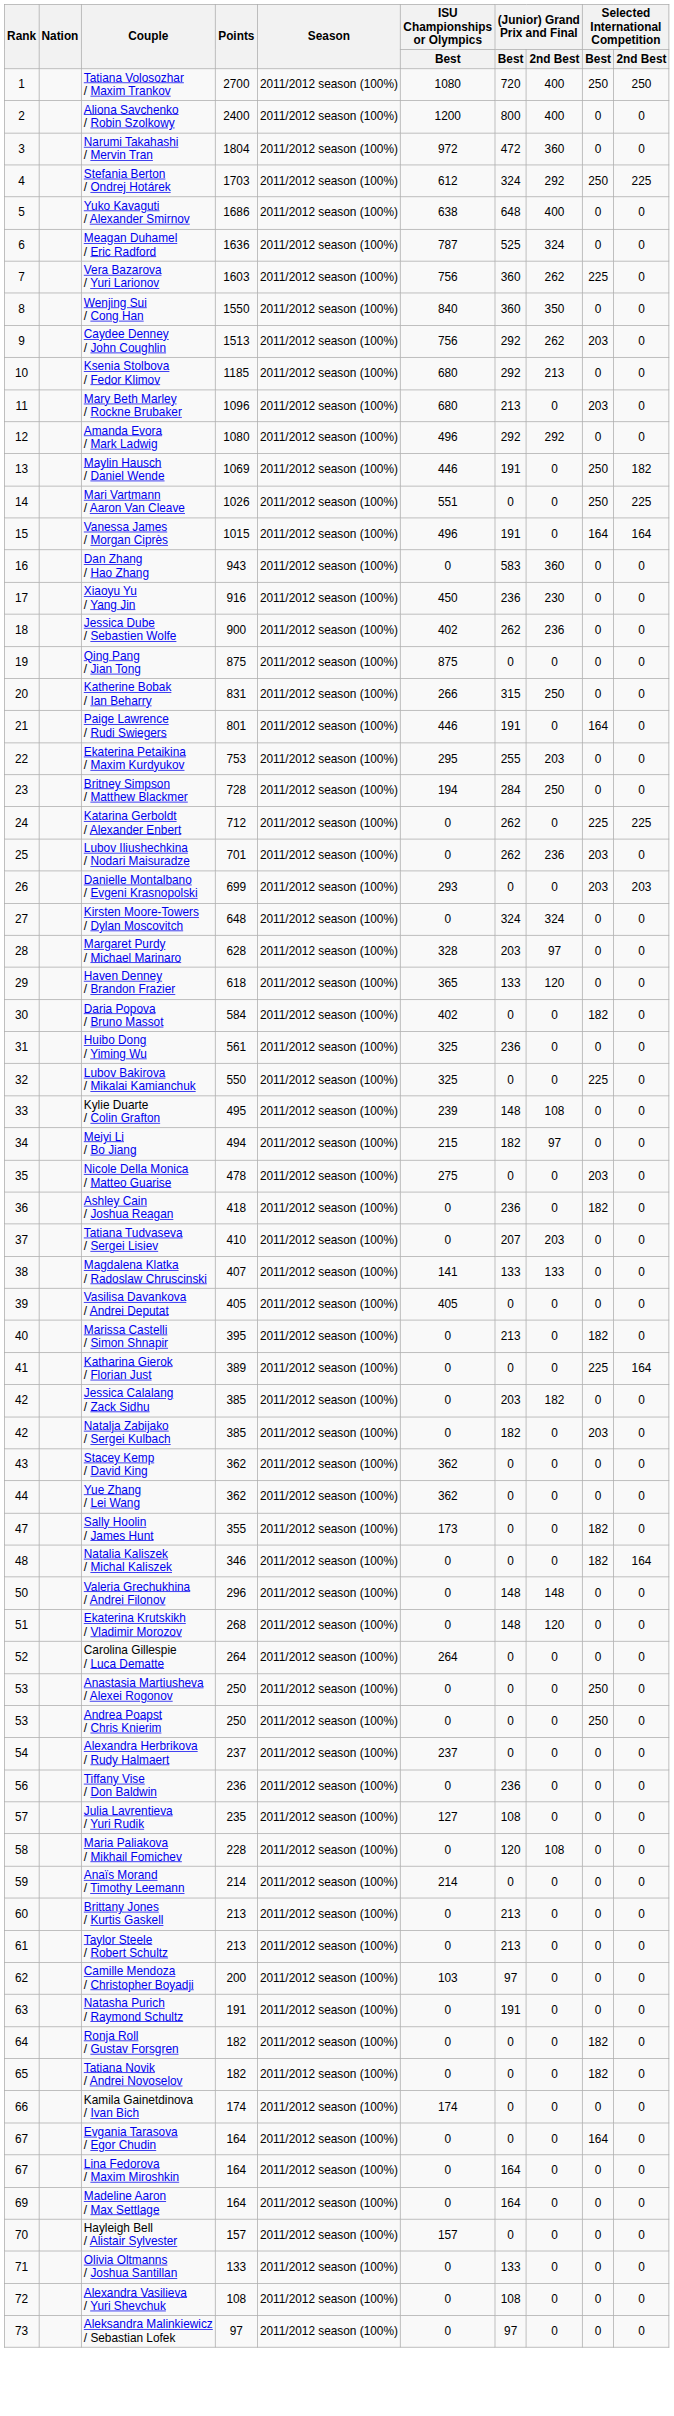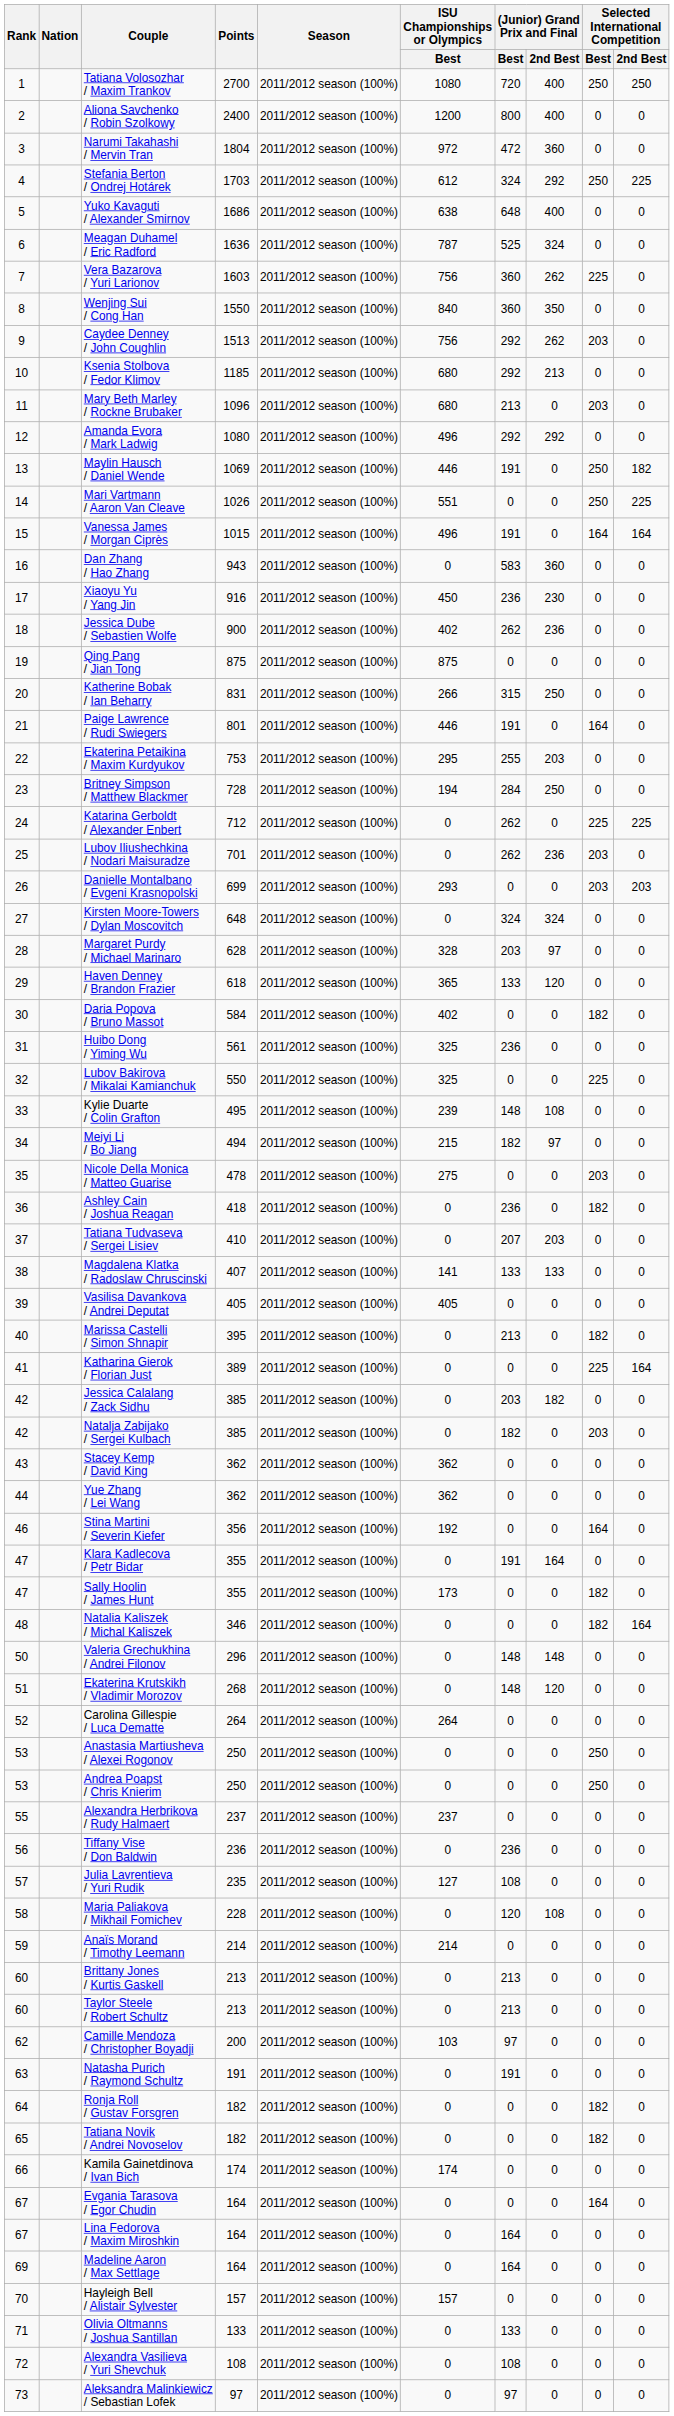+ row: (124, 1529)
+ row: (127, 1561)
(22, 1753) 54 -> (22, 1818) 55
(22, 1946) 61 -> (22, 2010) 60
